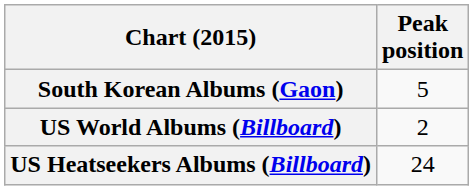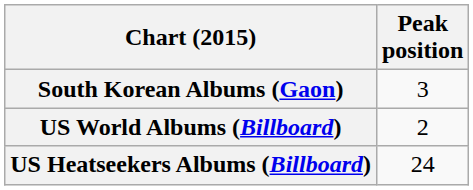(423, 88) 5 -> (423, 88) 3
